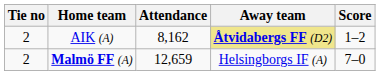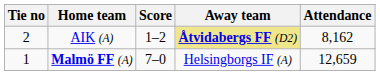columns swapped: (355, 15) <-> (173, 15)
(26, 59) 2 -> (26, 59) 1
